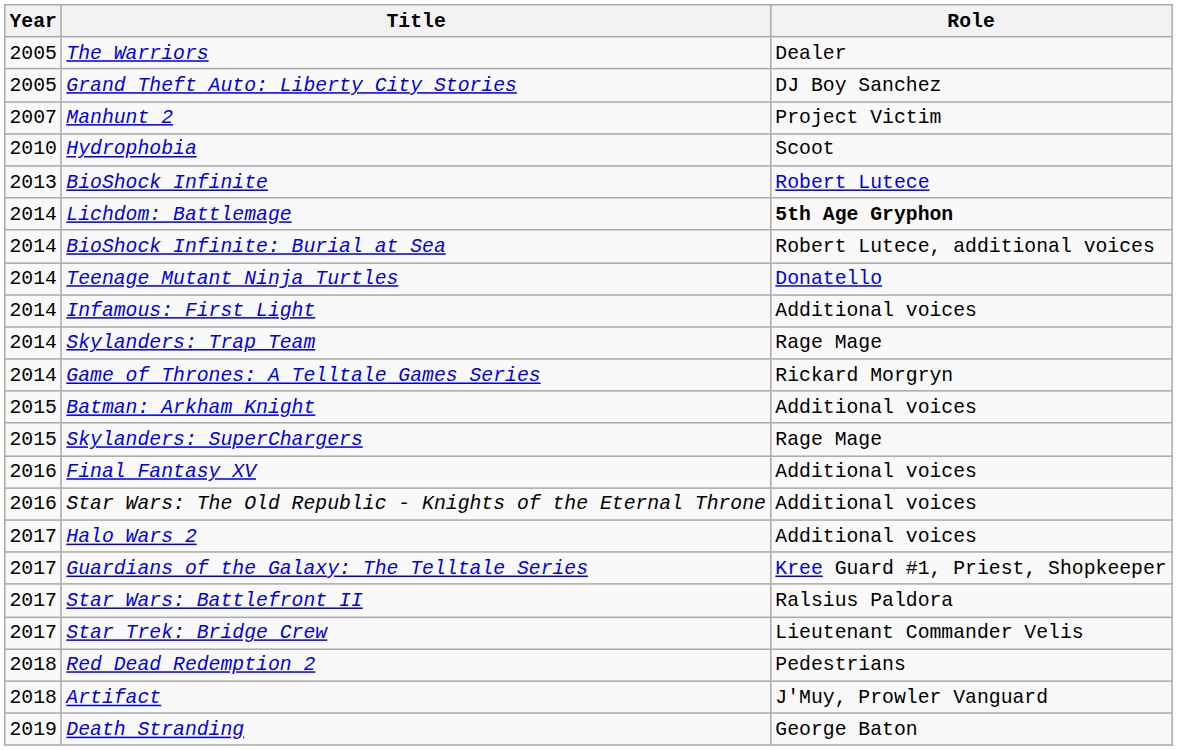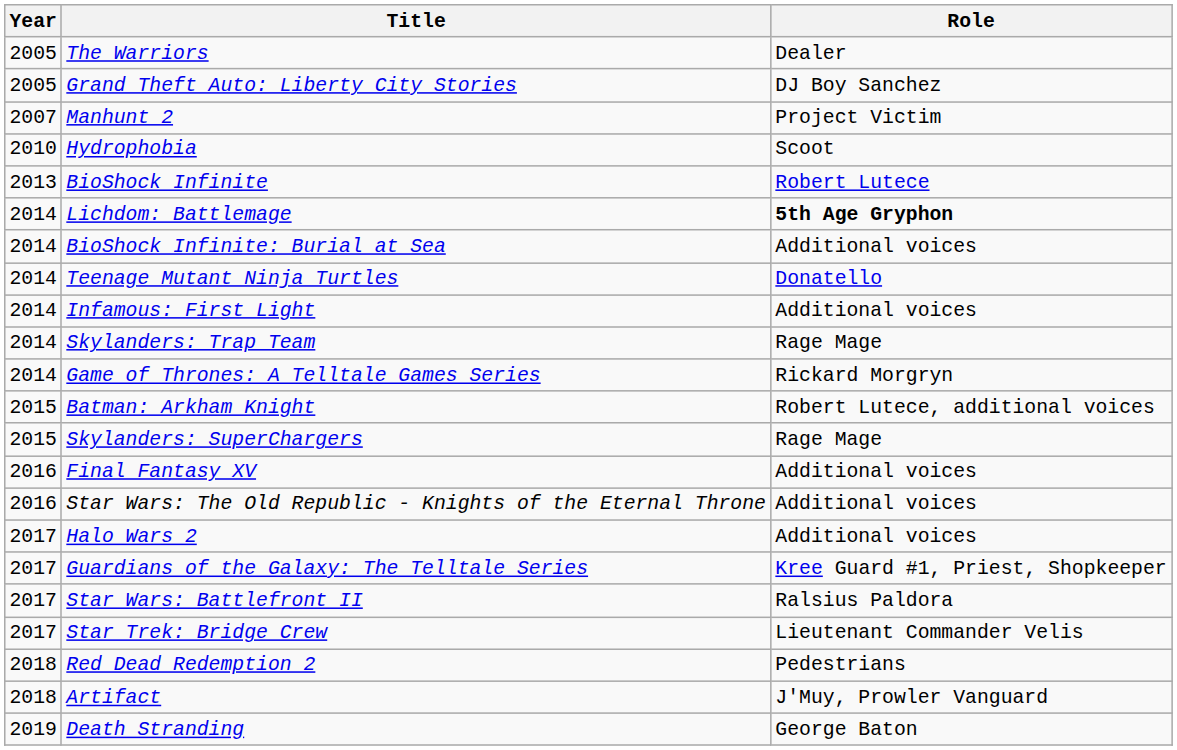(965, 246) Robert Lutece, additional voices -> (876, 246) Additional voices
(876, 407) Additional voices -> (965, 407) Robert Lutece, additional voices
